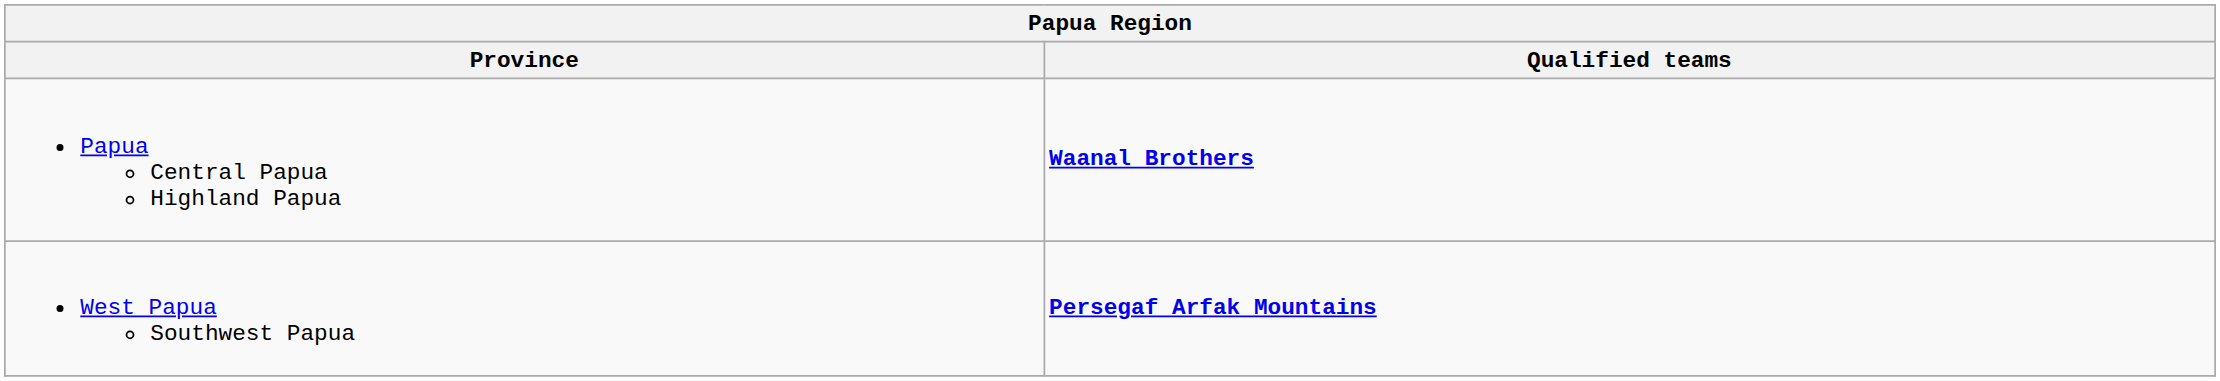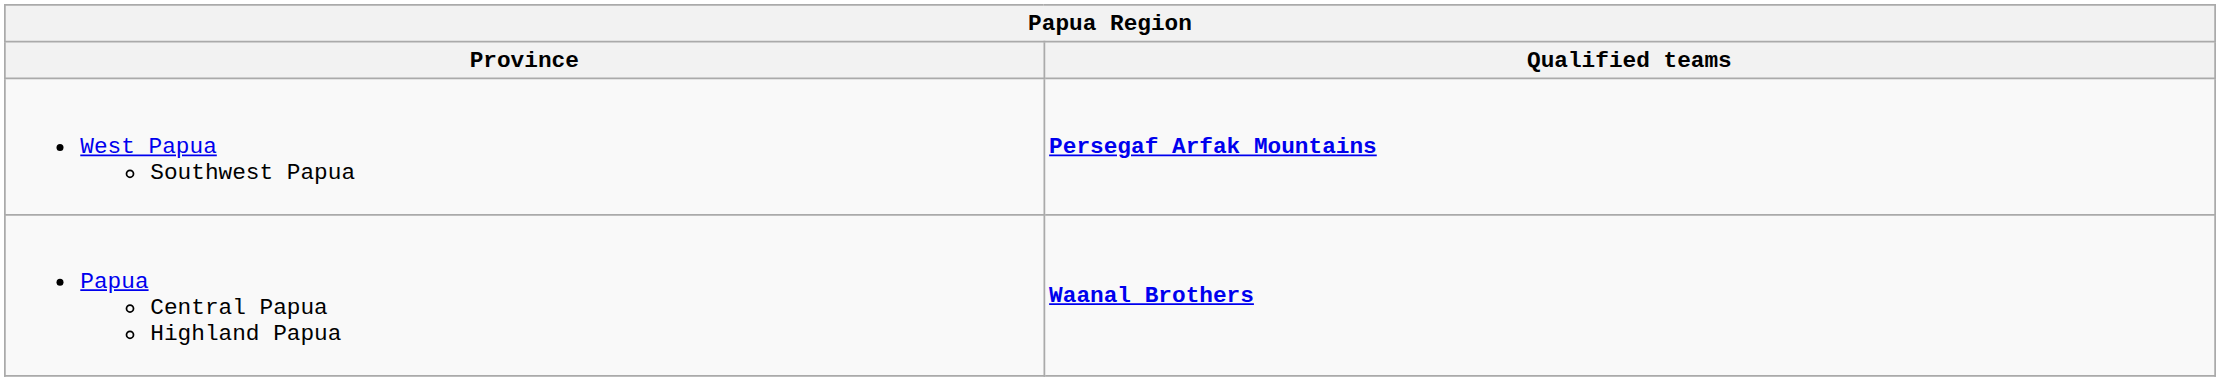rows swapped: (524, 321) <-> (524, 173)
